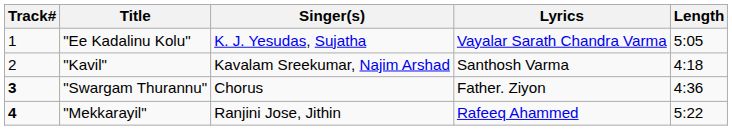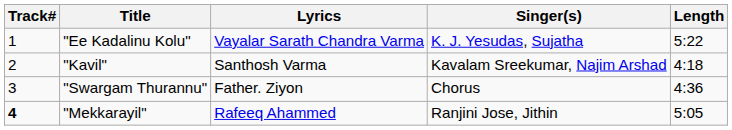columns swapped: (332, 16) <-> (562, 16)
(689, 40) 5:05 -> (689, 40) 5:22
(12, 88) bold -> (12, 88) normal
(689, 112) 5:22 -> (689, 112) 5:05
